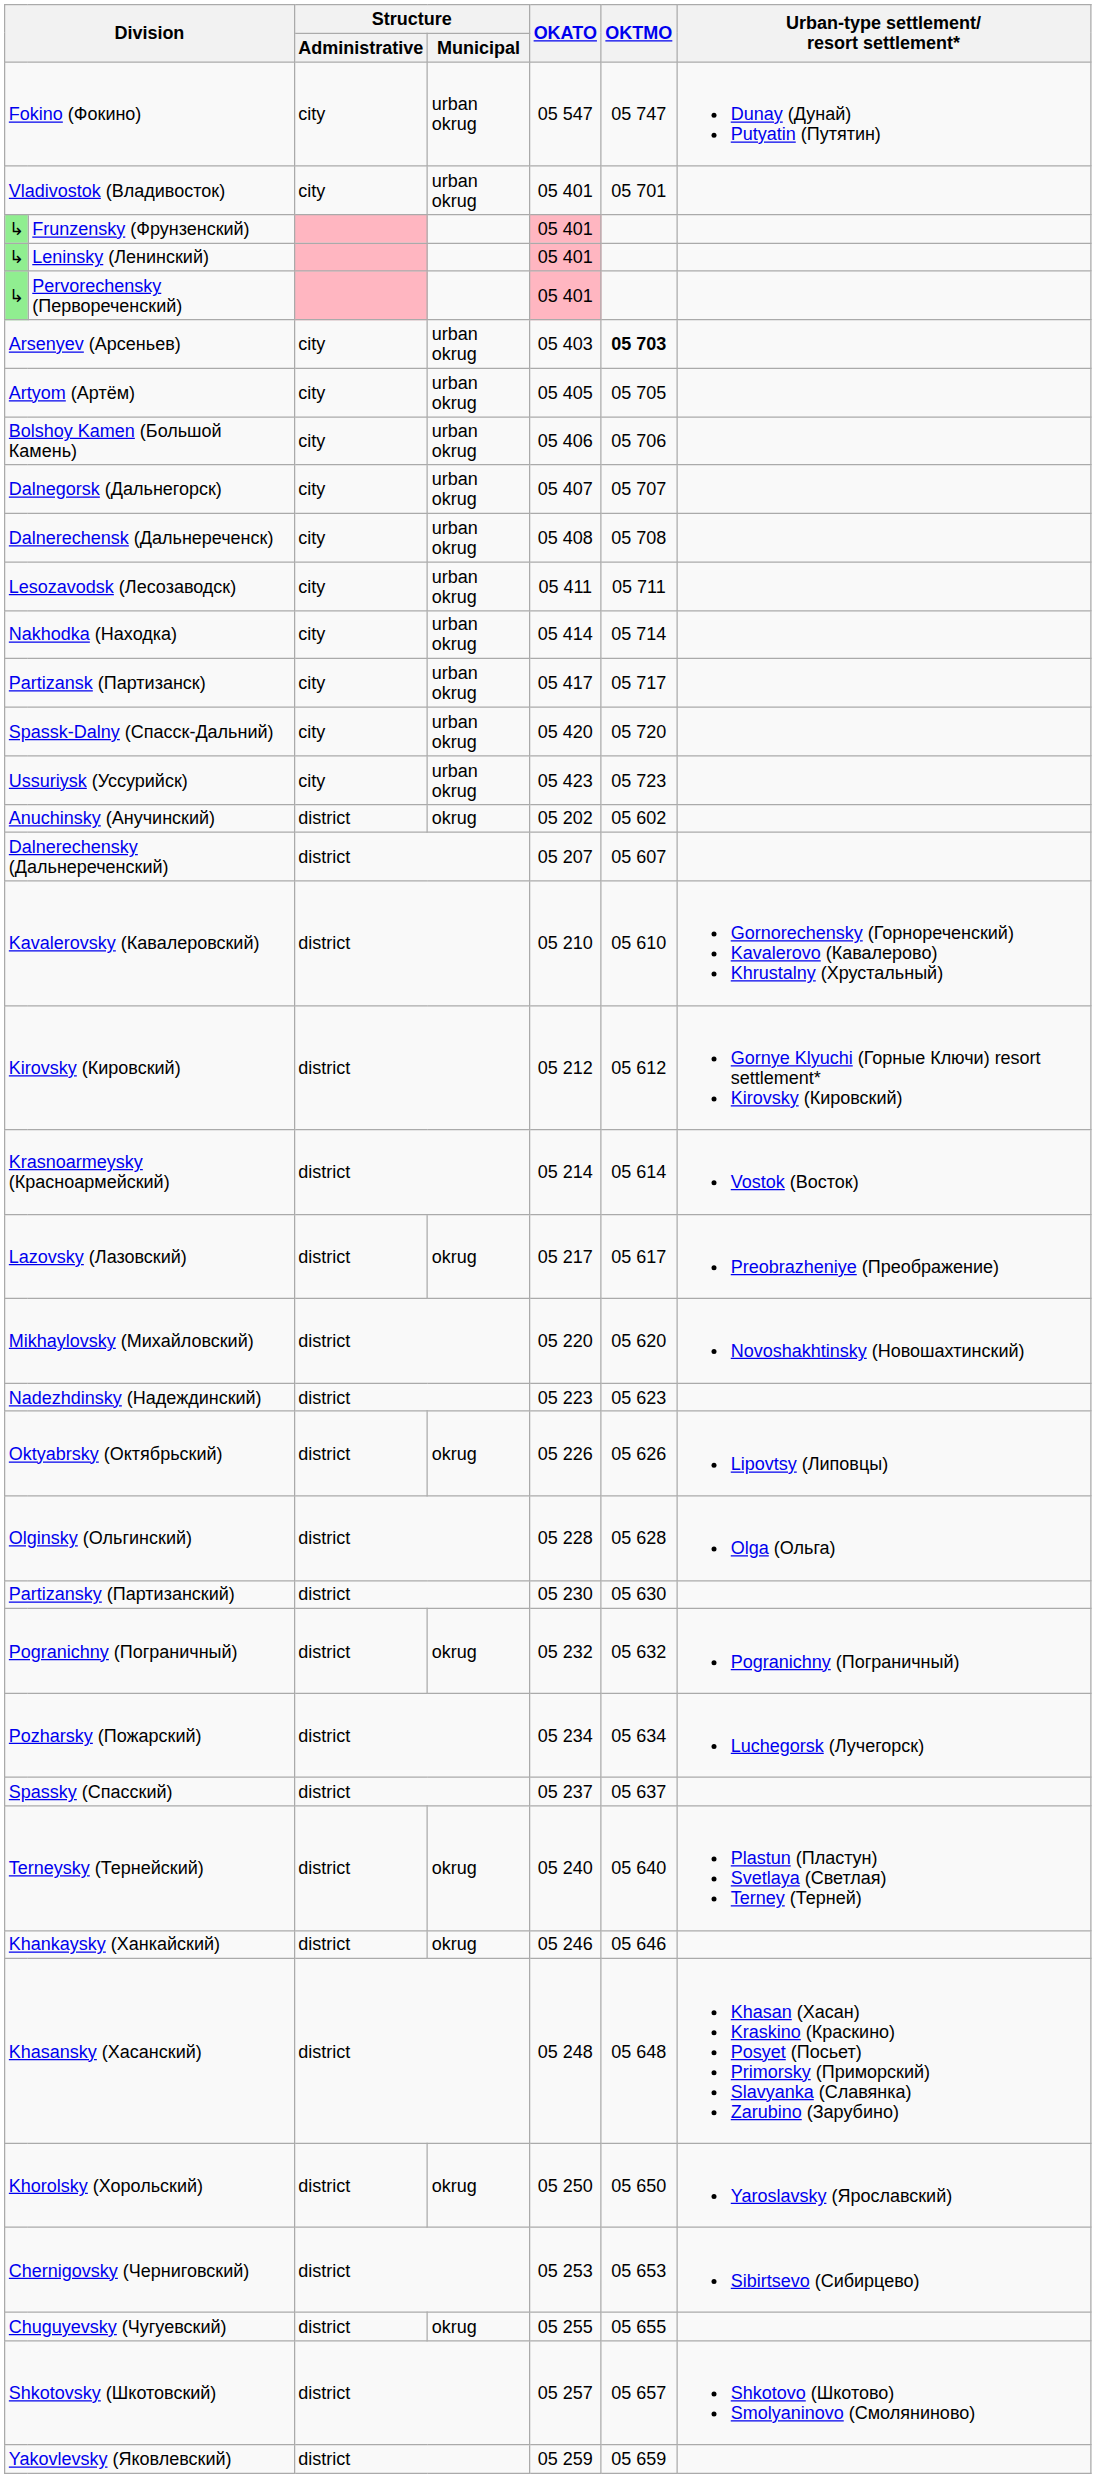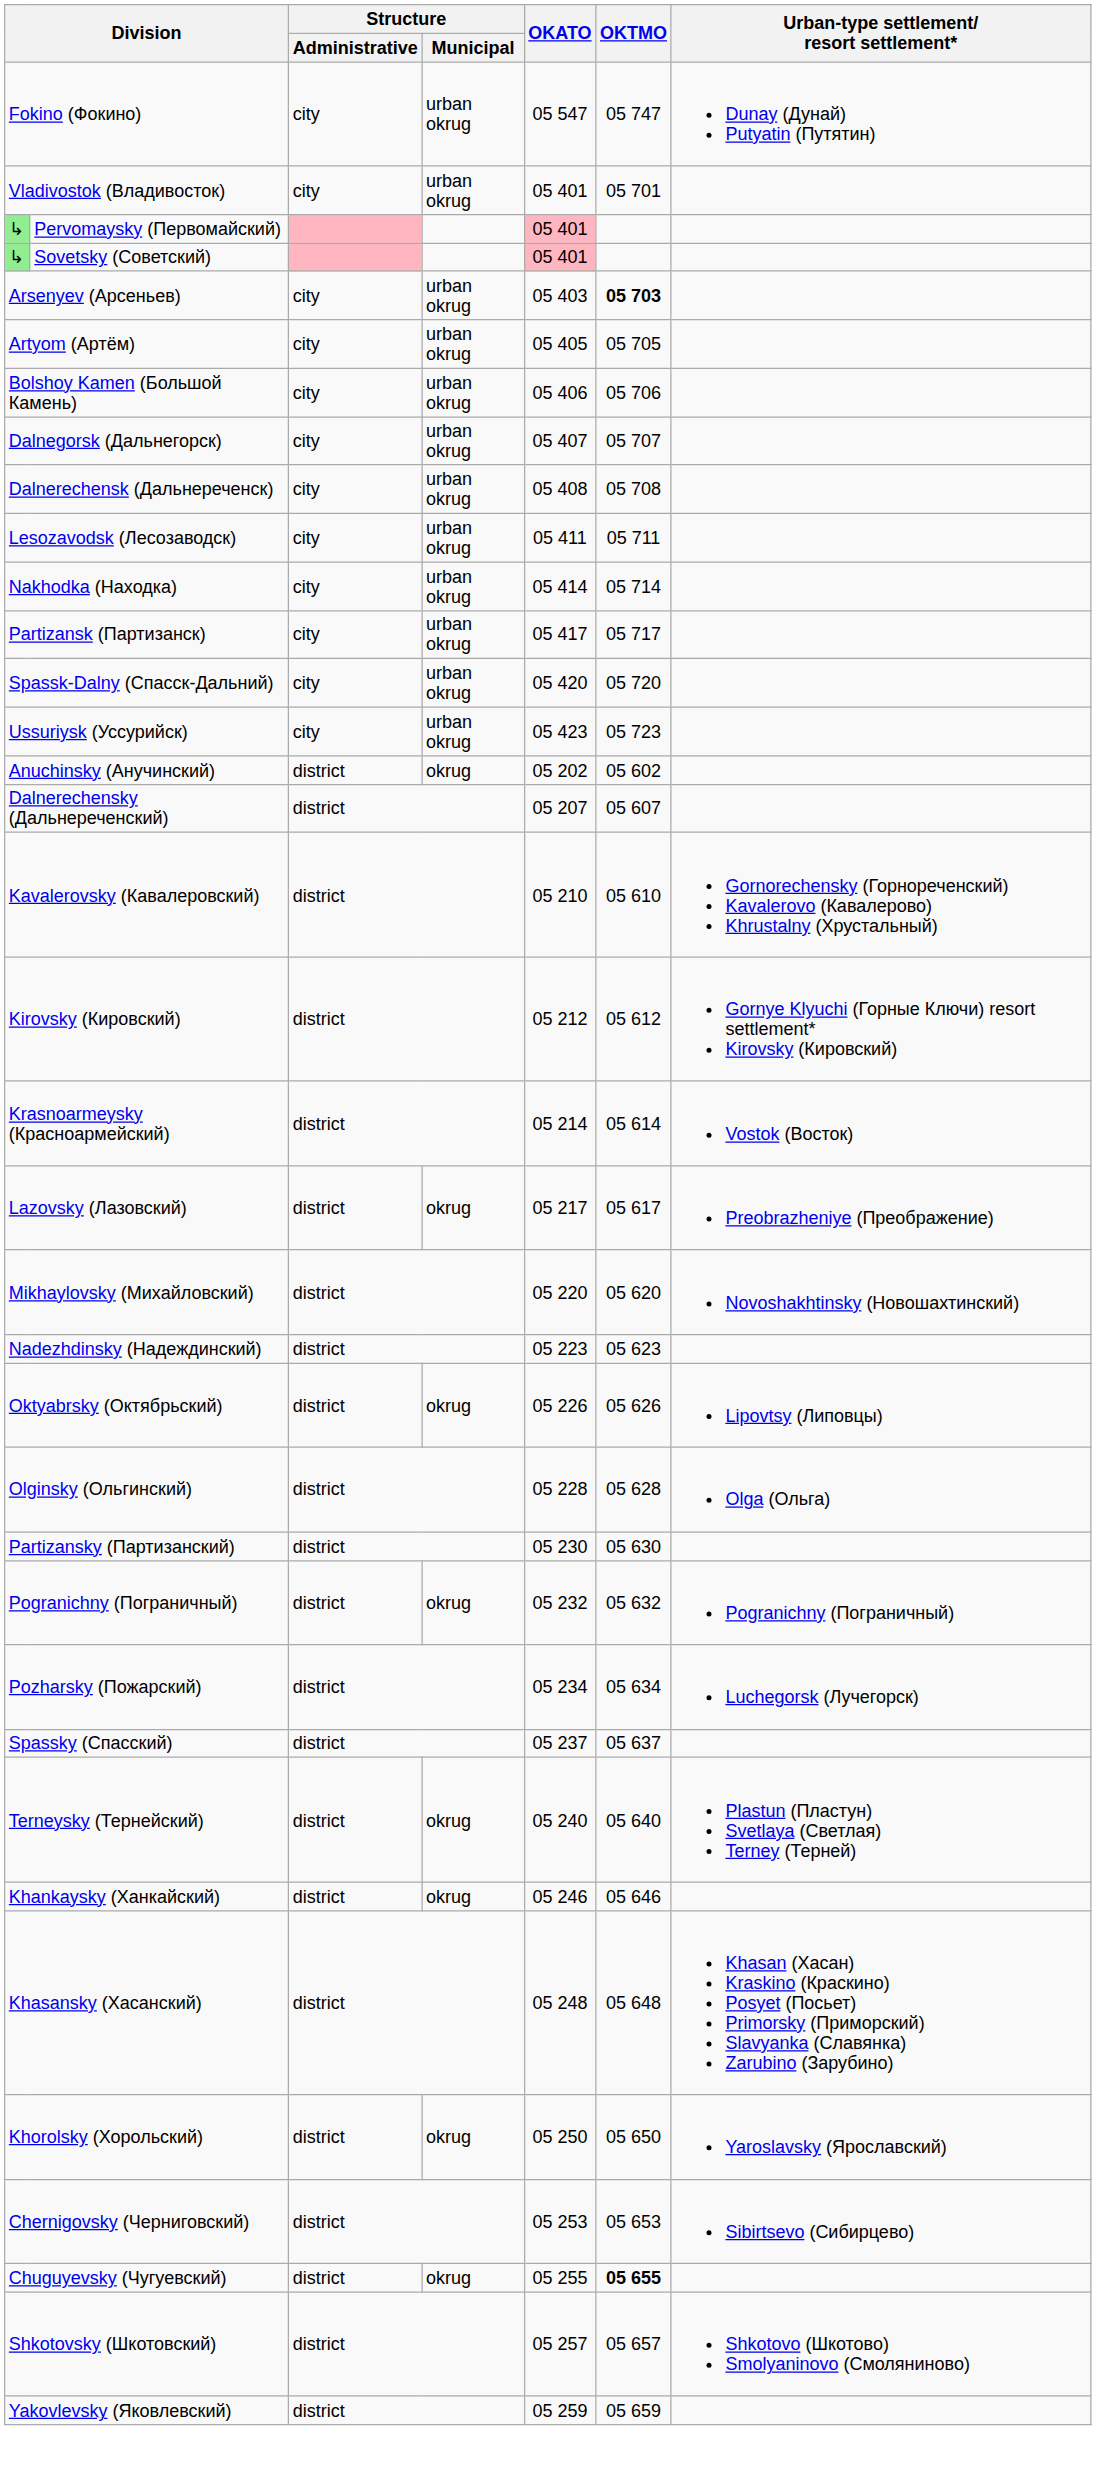- row: (141, 229)
- row: (121, 257)
+ row: (158, 229)
- row: (107, 296)
+ row: (123, 257)
(639, 2327) normal -> (633, 2278) bold
